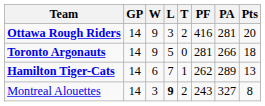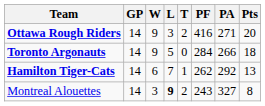(227, 33) 281 -> (227, 33) 271
(203, 52) 281 -> (203, 52) 284
(227, 71) 289 -> (227, 71) 292
